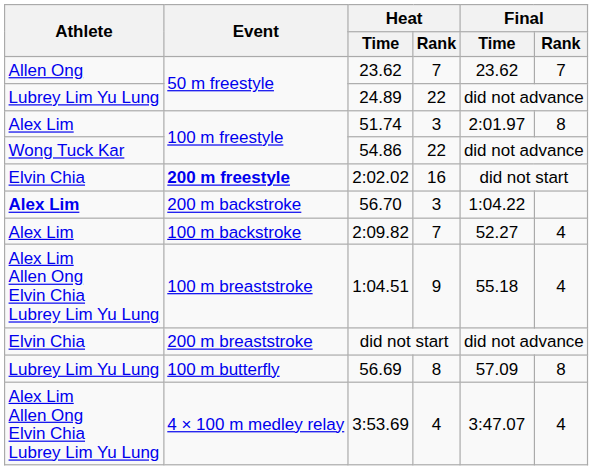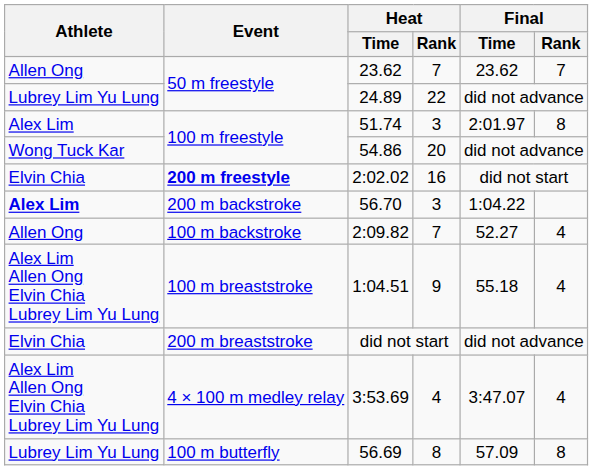(436, 151) 22 -> (436, 151) 20
(41, 232) Alex Lim -> (46, 232) Allen Ong
rows swapped: (381, 369) <-> (381, 424)
